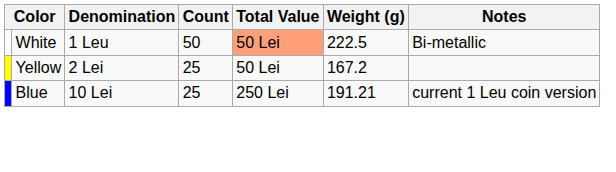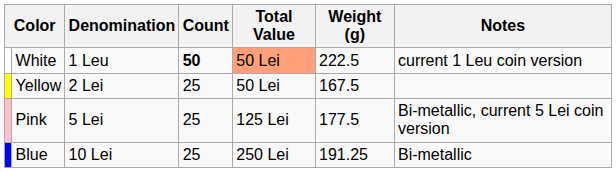(192, 42) normal -> (192, 60) bold
(449, 42) Bi-metallic -> (490, 60) current 1 Leu coin version
(347, 67) 167.2 -> (339, 85) 167.5
+ row: (31, 120)
(351, 93) 191.21 -> (344, 154) 191.25
(504, 93) current 1 Leu coin version -> (435, 154) Bi-metallic
